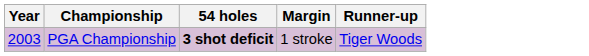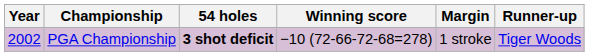+ column: (356, 16)
(24, 39) 2003 -> (24, 39) 2002
